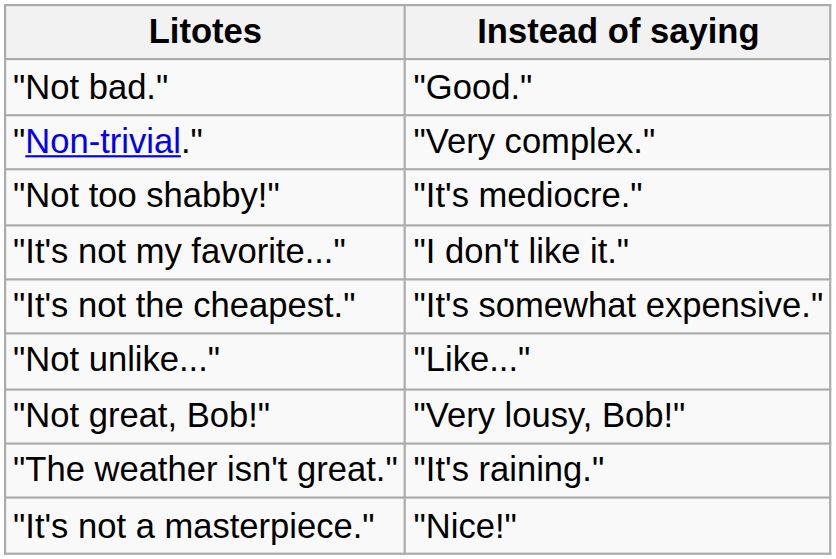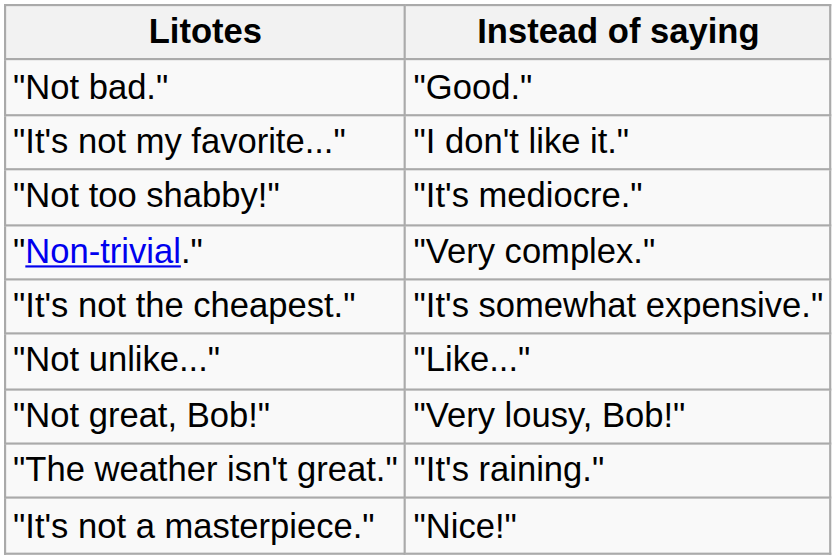rows swapped: (179, 251) <-> (108, 141)
